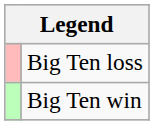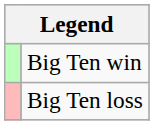rows swapped: (84, 101) <-> (85, 62)
